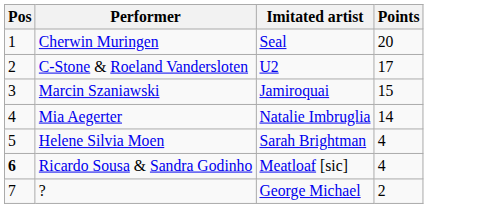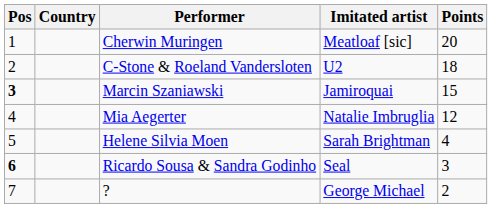+ column: (67, 16)
(273, 41) Seal -> (368, 41) Meatloaf [sic]
(386, 66) 17 -> (449, 66) 18
(12, 91) normal -> (12, 91) bold
(386, 116) 14 -> (449, 116) 12
(304, 166) Meatloaf [sic] -> (337, 166) Seal
(382, 166) 4 -> (446, 166) 3
